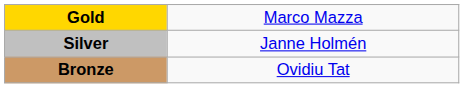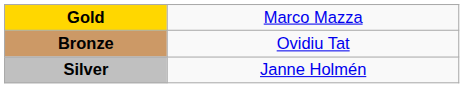rows swapped: (86, 43) <-> (86, 69)
